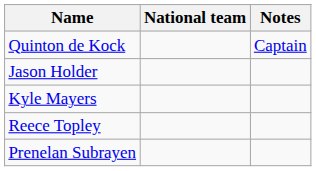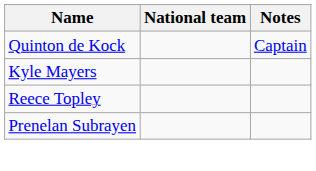- row: (53, 71)
